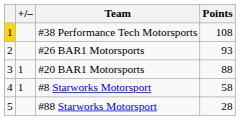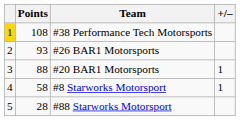columns swapped: (25, 13) <-> (218, 13)
